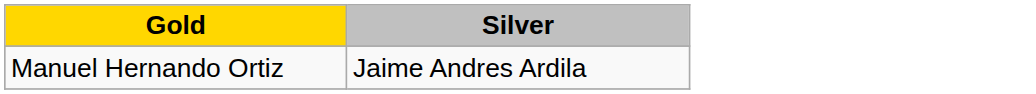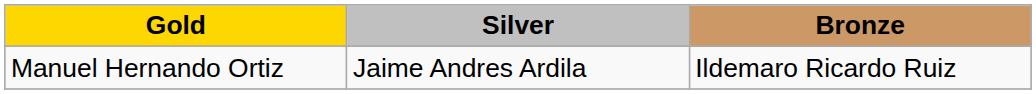+ column: (860, 25)
